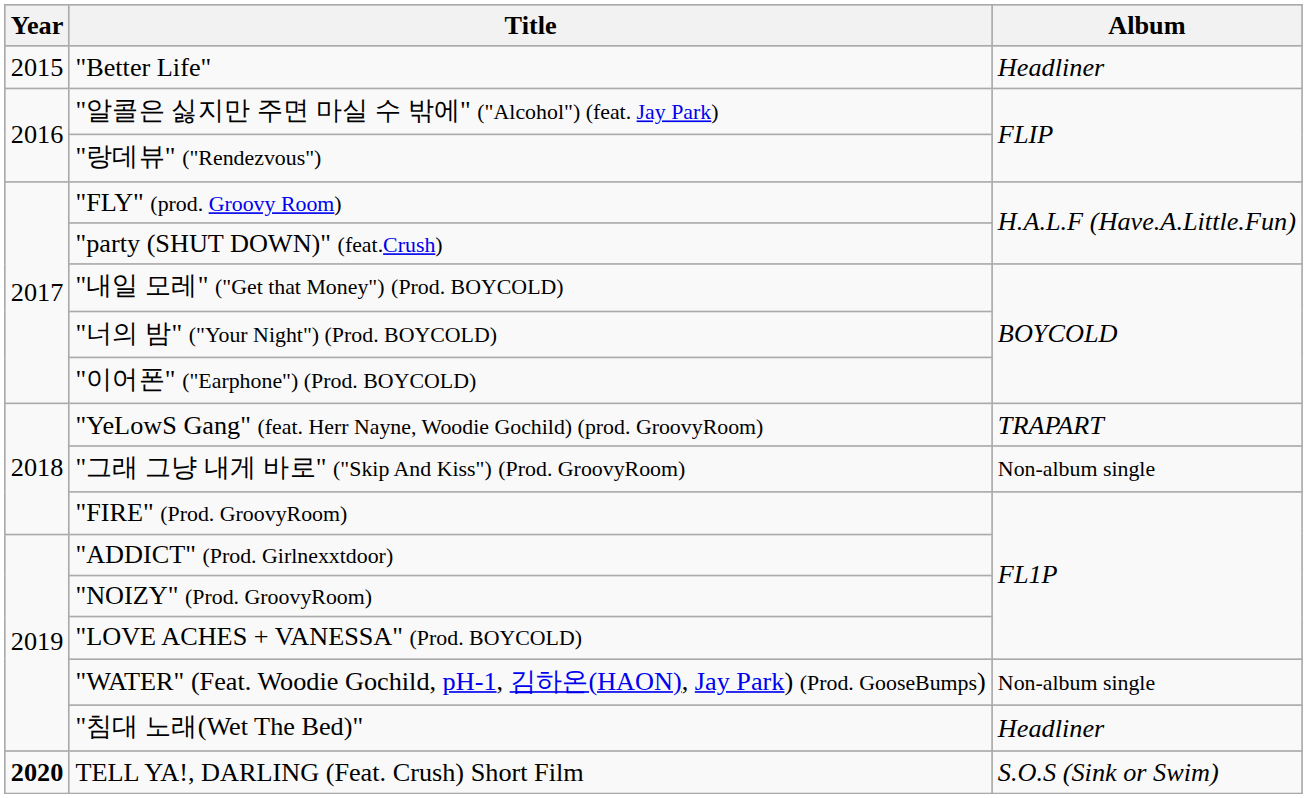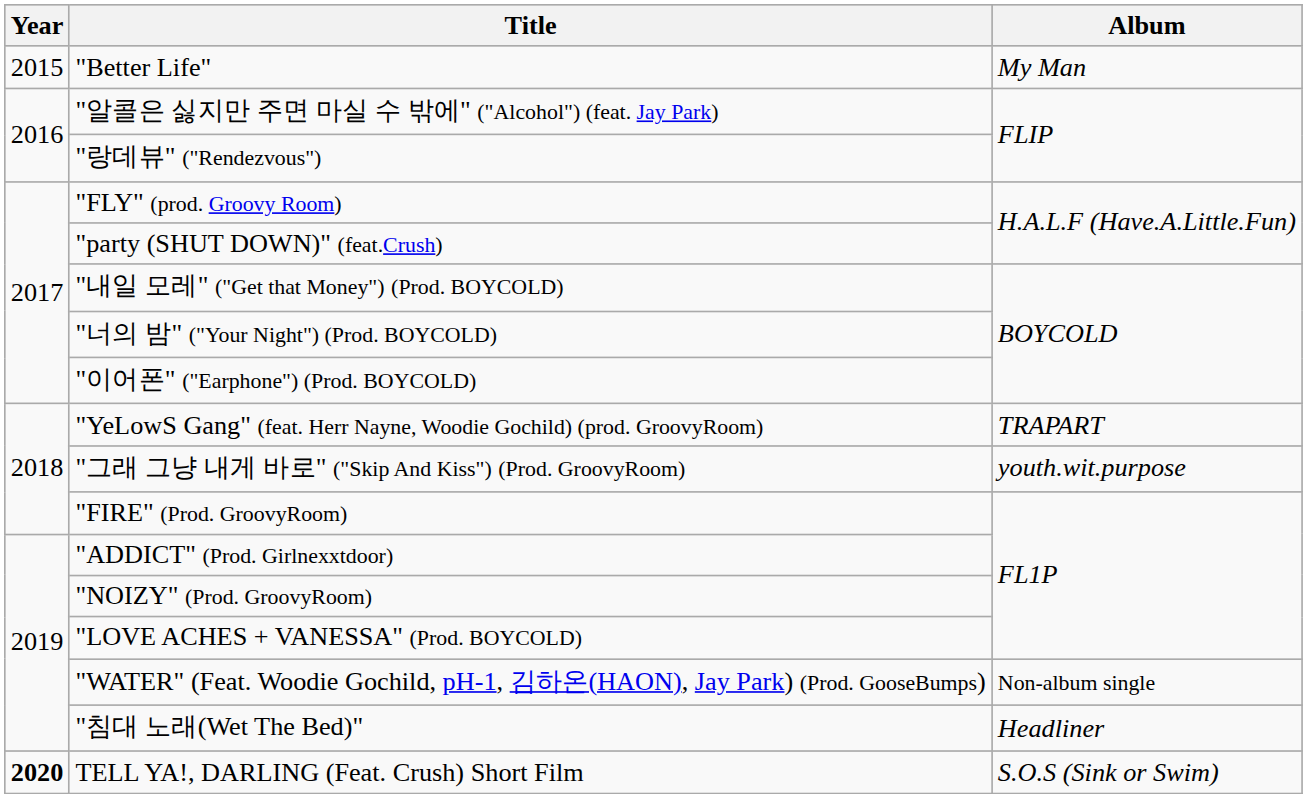(1051, 66) Headliner -> (1042, 66) My Man
(1076, 470) Non-album single -> (1092, 468) youth.wit.purpose
